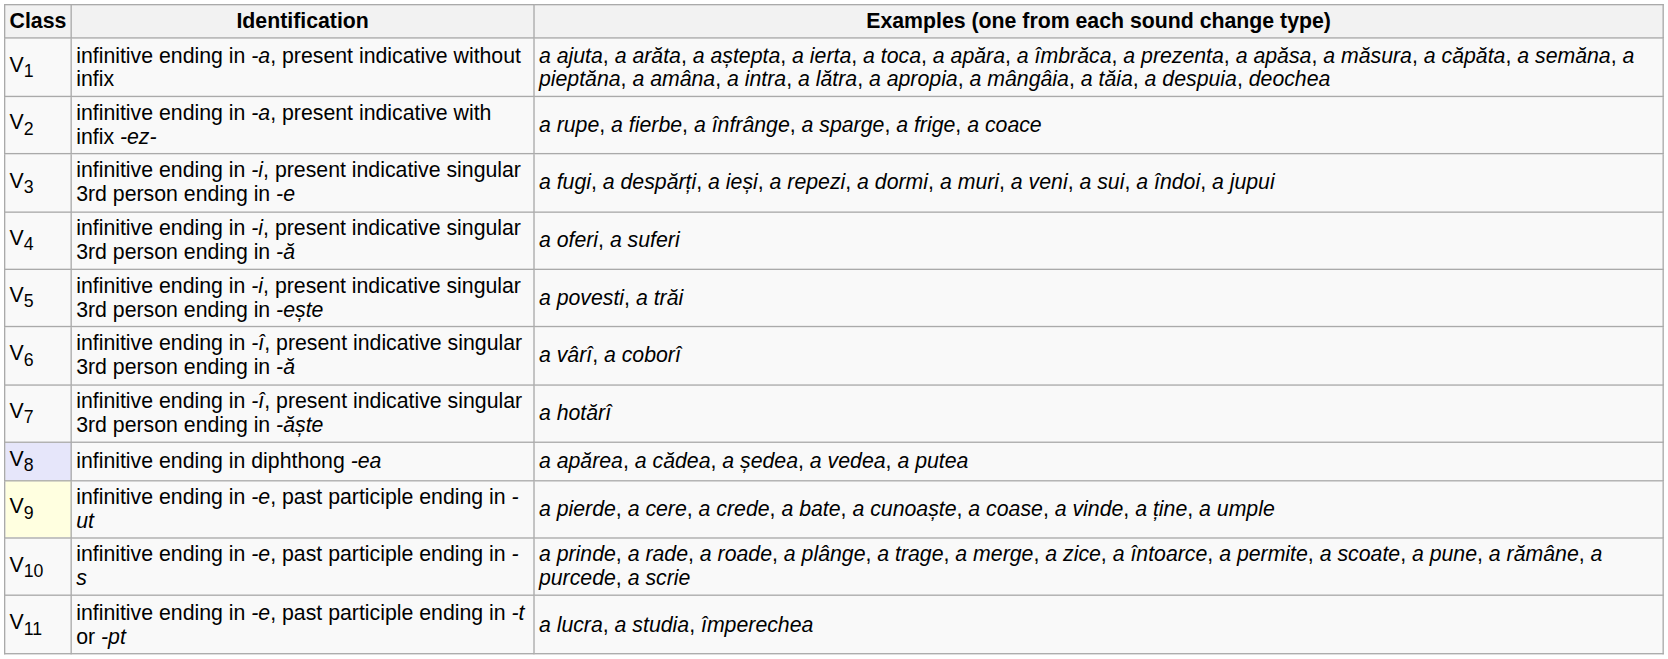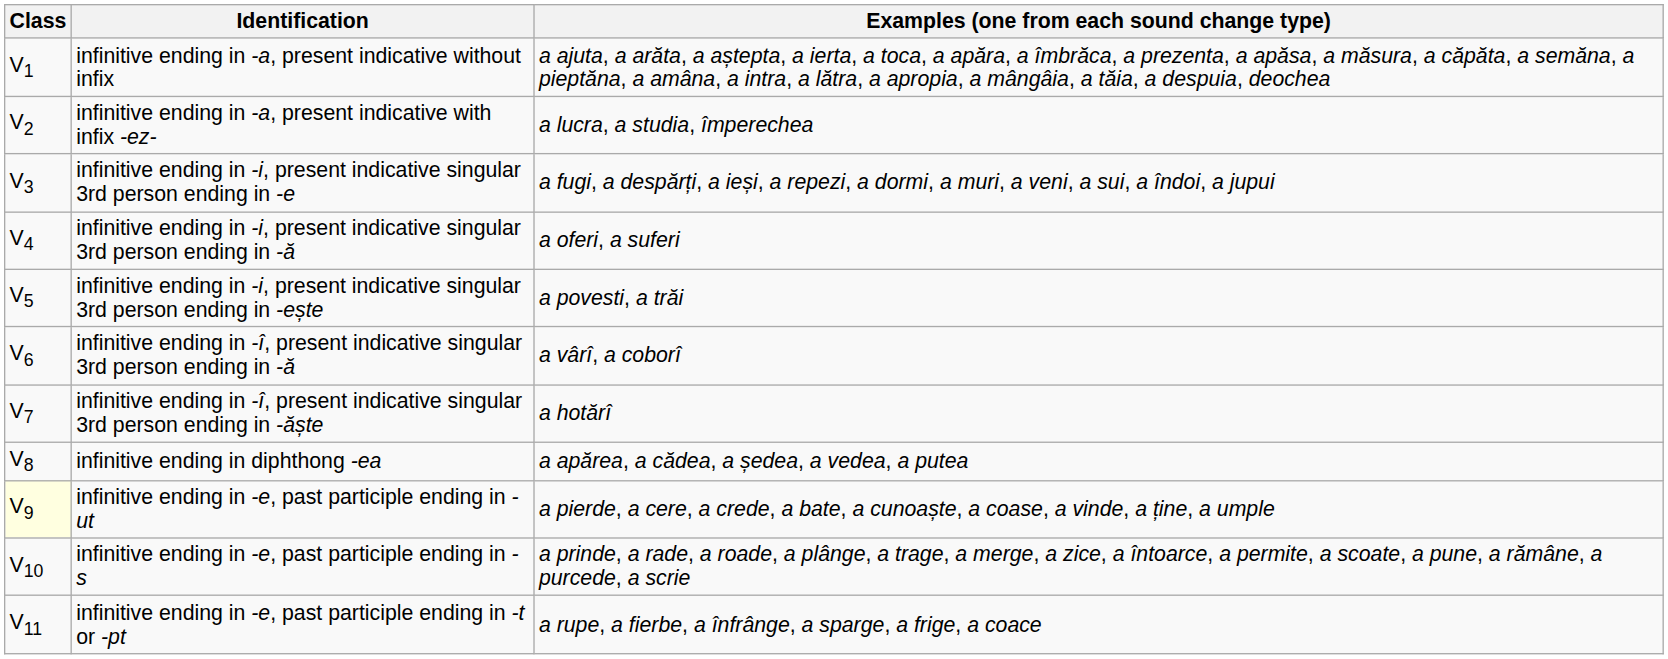(790, 124) a rupe, a fierbe, a înfrânge, a sparge, a frige, a coace -> (676, 124) a lucra, a studia, împerechea
(22, 461) lavender background -> (22, 461) no background
(676, 624) a lucra, a studia, împerechea -> (790, 624) a rupe, a fierbe, a înfrânge, a sparge, a frige, a coace
